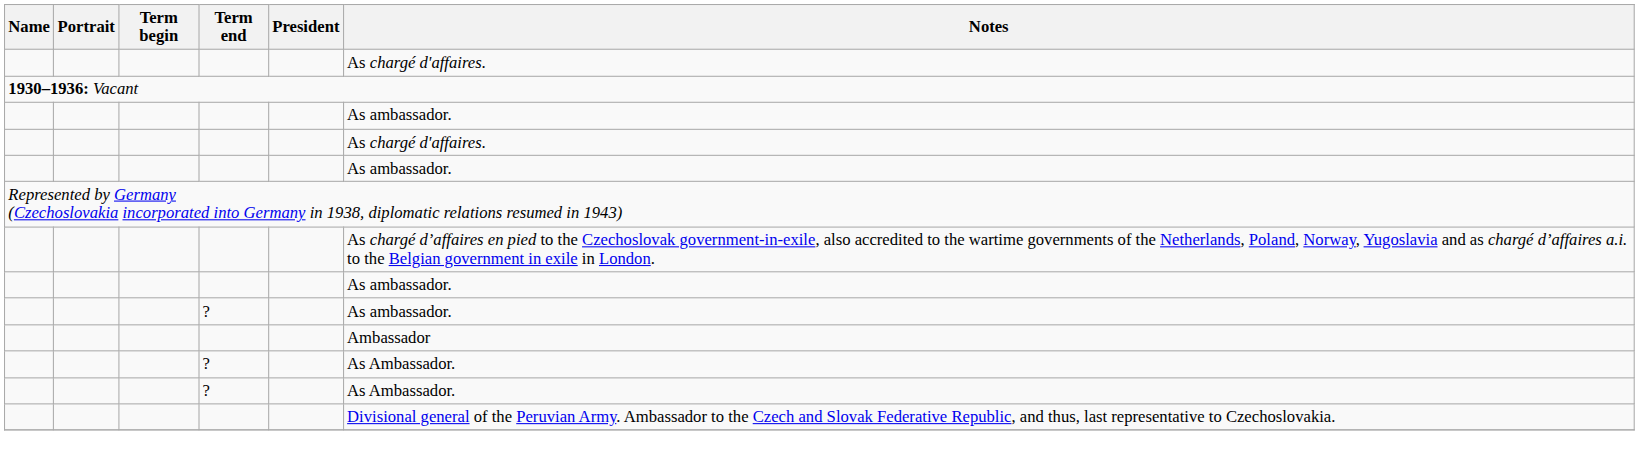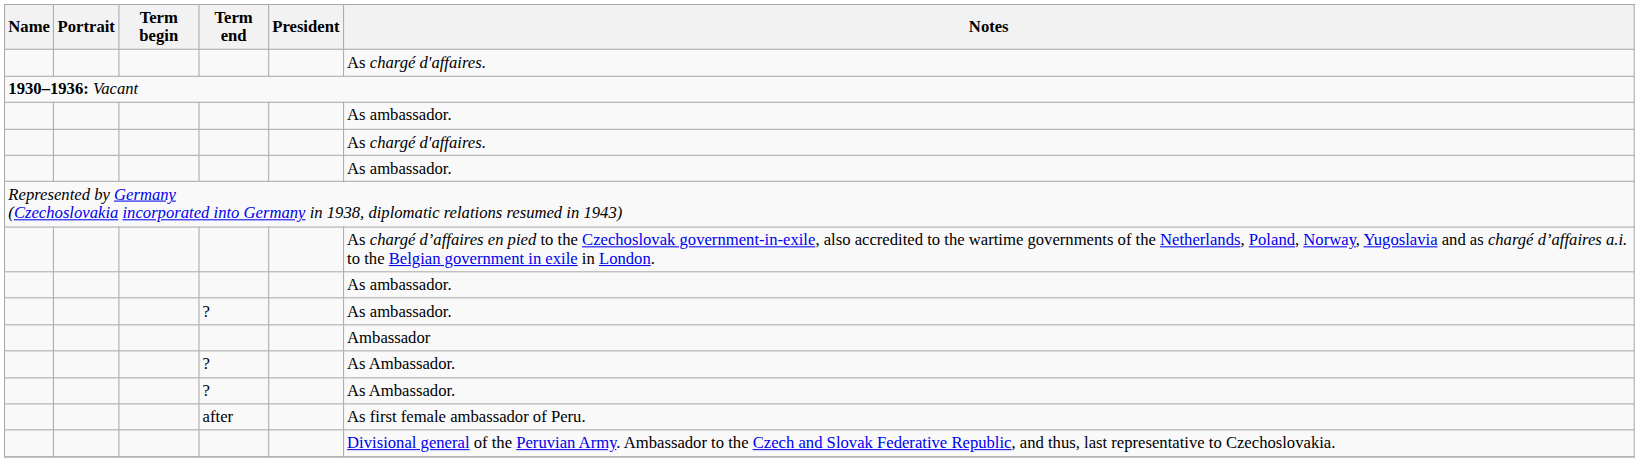+ row: (29, 417)
